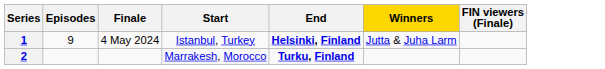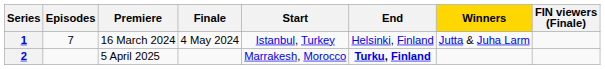+ column: (138, 18)
(71, 40) 9 -> (71, 40) 7
(316, 40) bold -> (393, 40) normal
